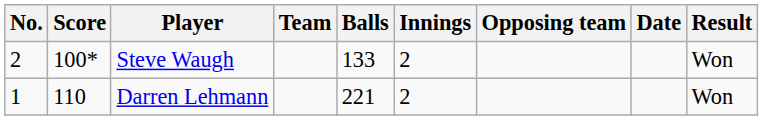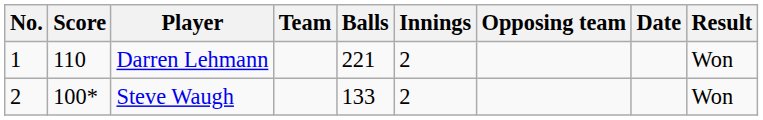rows swapped: (192, 96) <-> (175, 59)
